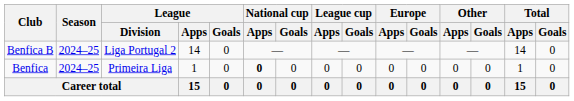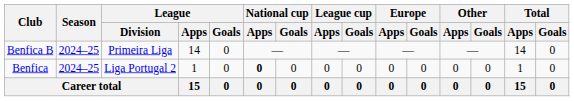(140, 50) Liga Portugal 2 -> (140, 50) Primeira Liga
(140, 68) Primeira Liga -> (140, 68) Liga Portugal 2
